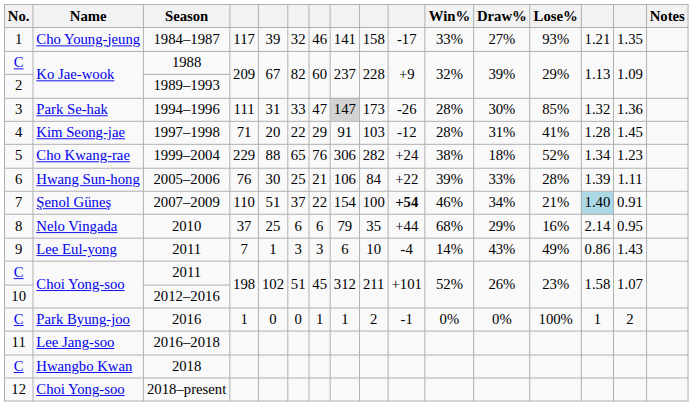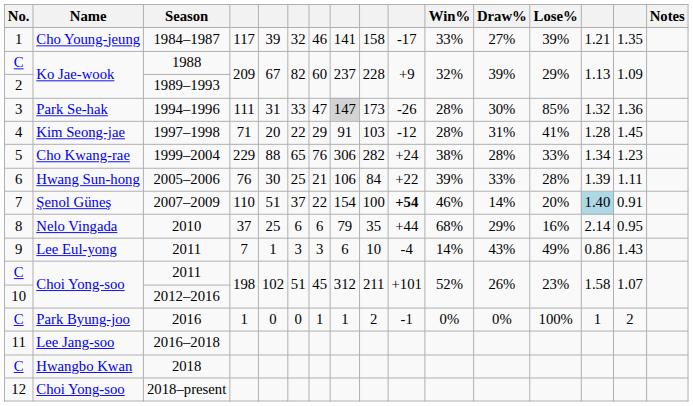(556, 39) 93% -> (556, 39) 39%
(502, 156) 18% -> (502, 156) 28%
(556, 156) 52% -> (556, 156) 33%
(502, 202) 34% -> (502, 202) 14%
(556, 202) 21% -> (556, 202) 20%
